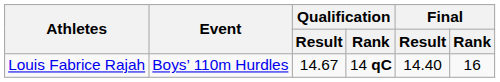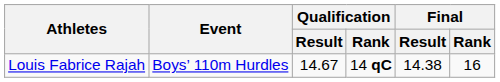(423, 66) 14.40 -> (423, 66) 14.38
